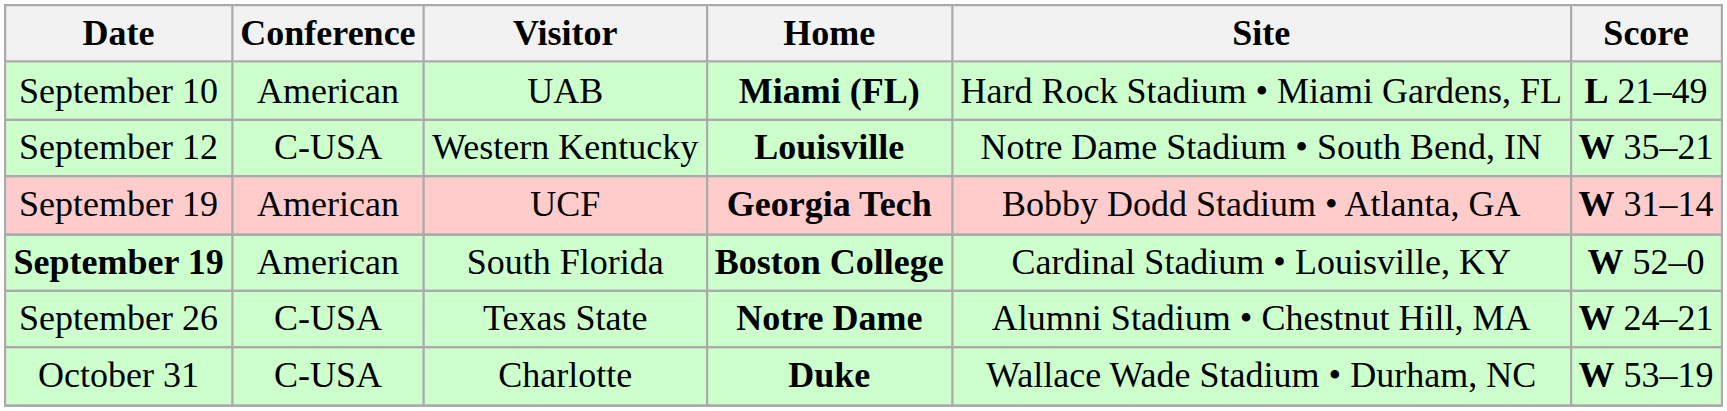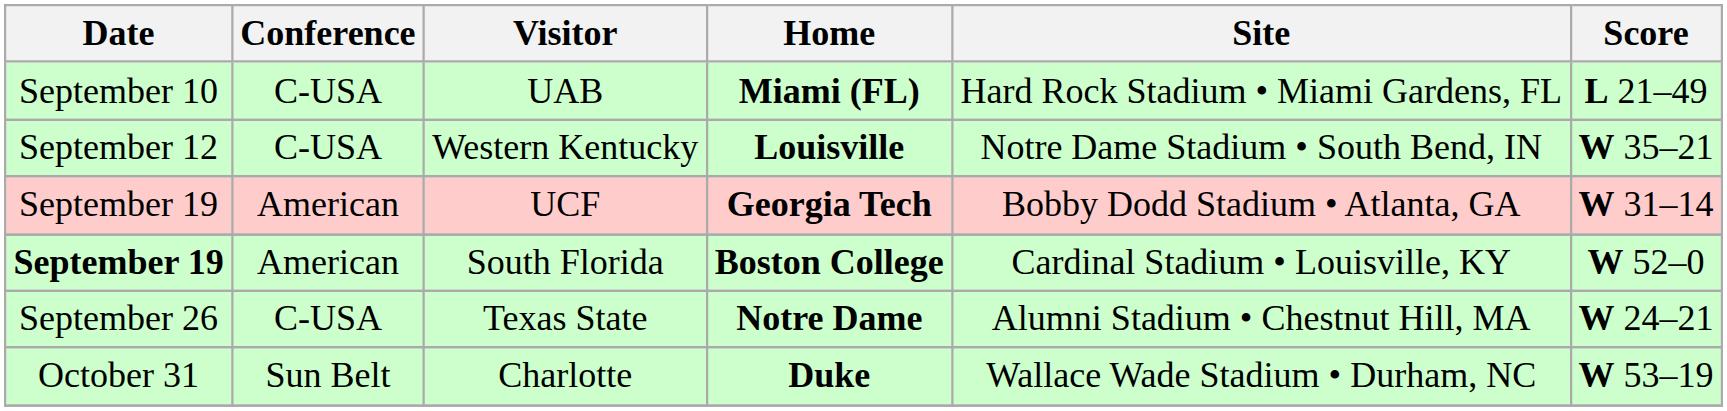(328, 90) American -> (328, 90) C-USA
(328, 375) C-USA -> (328, 375) Sun Belt
